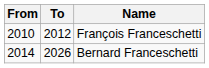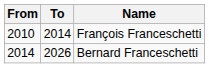(57, 33) 2012 -> (57, 33) 2014
